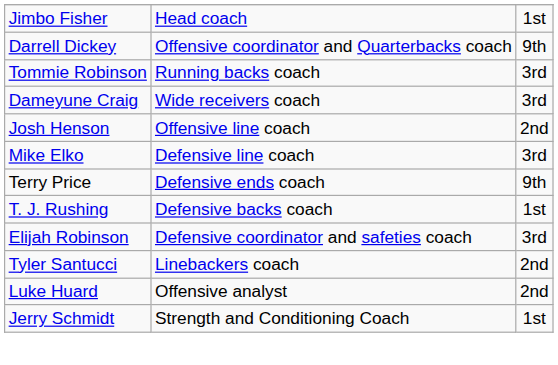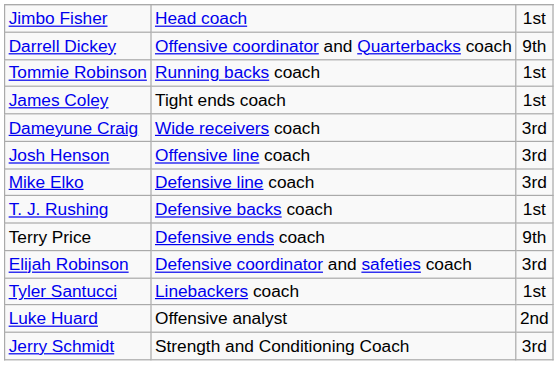(534, 73) 3rd -> (534, 73) 1st
+ row: (59, 101)
(534, 128) 2nd -> (534, 155) 3rd
rows swapped: (59, 210) <-> (50, 182)
(534, 264) 2nd -> (534, 292) 1st
(534, 319) 1st -> (534, 346) 3rd
